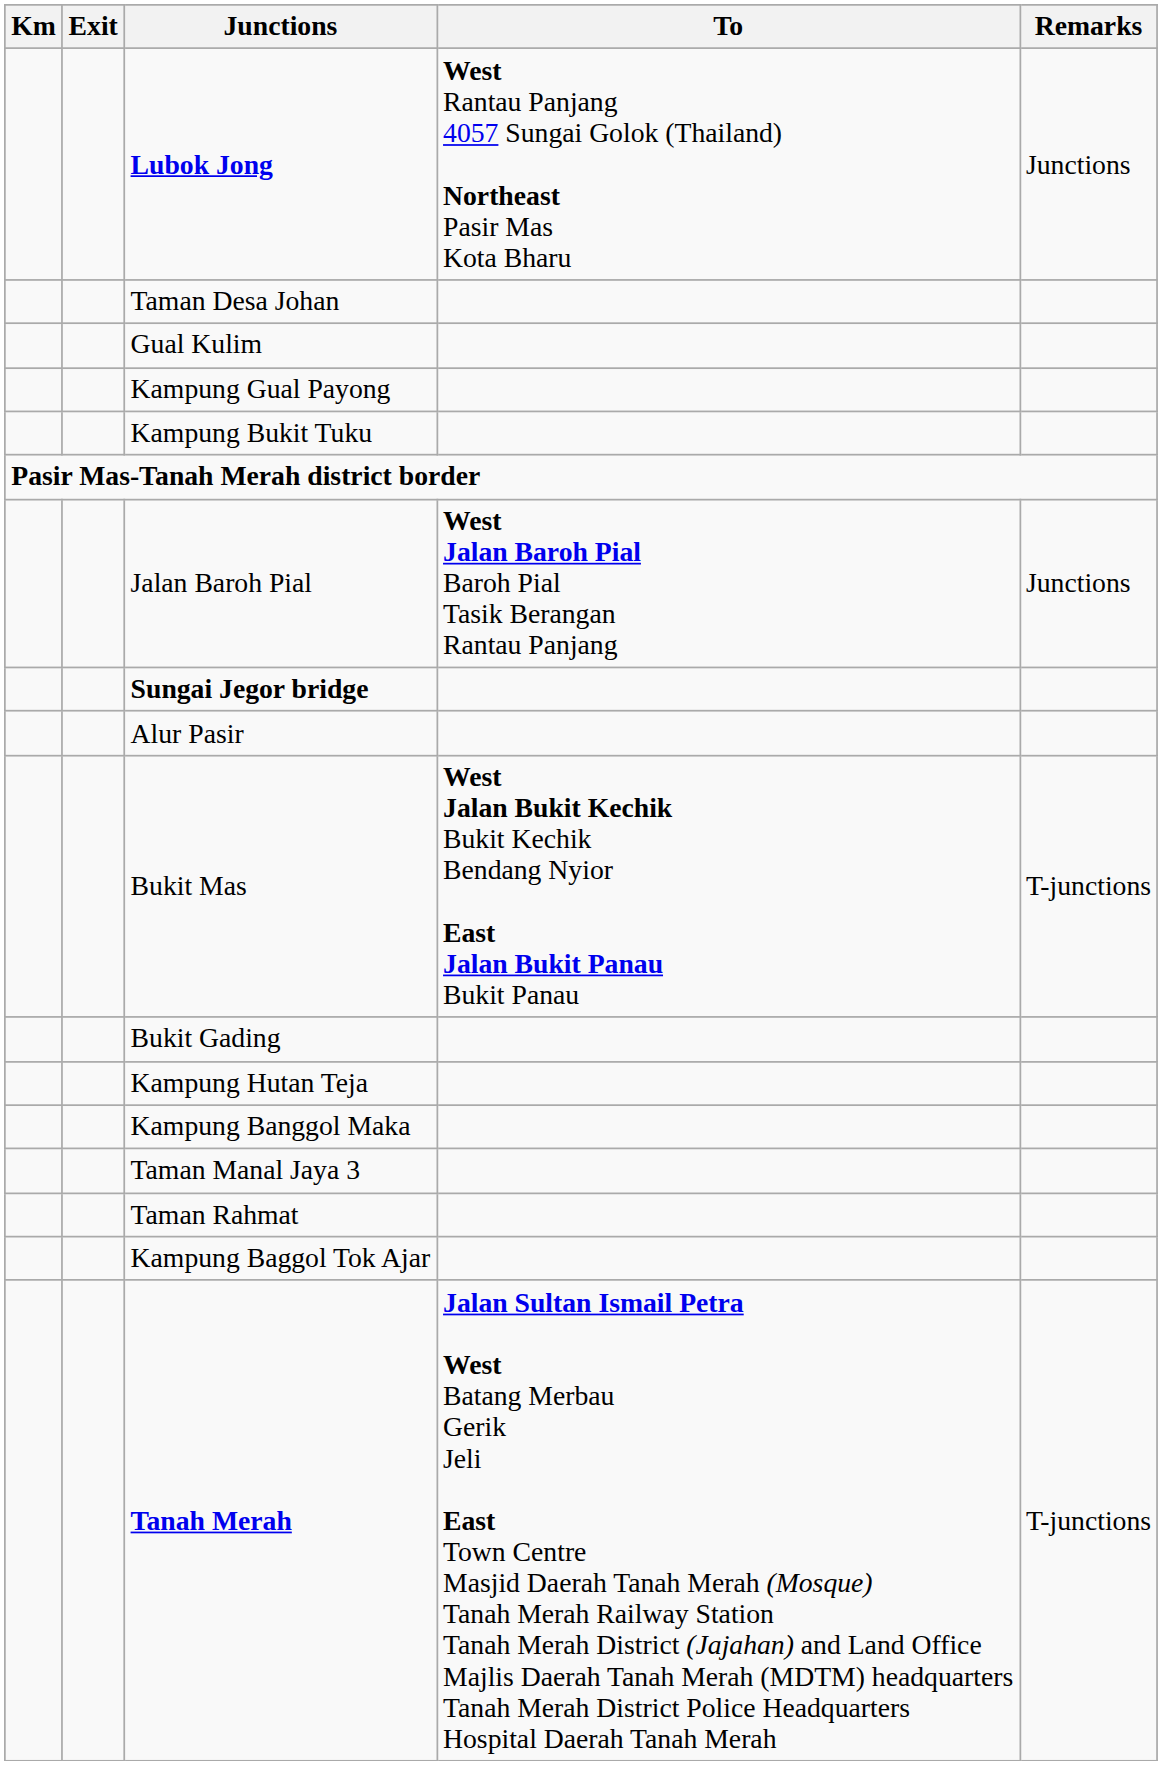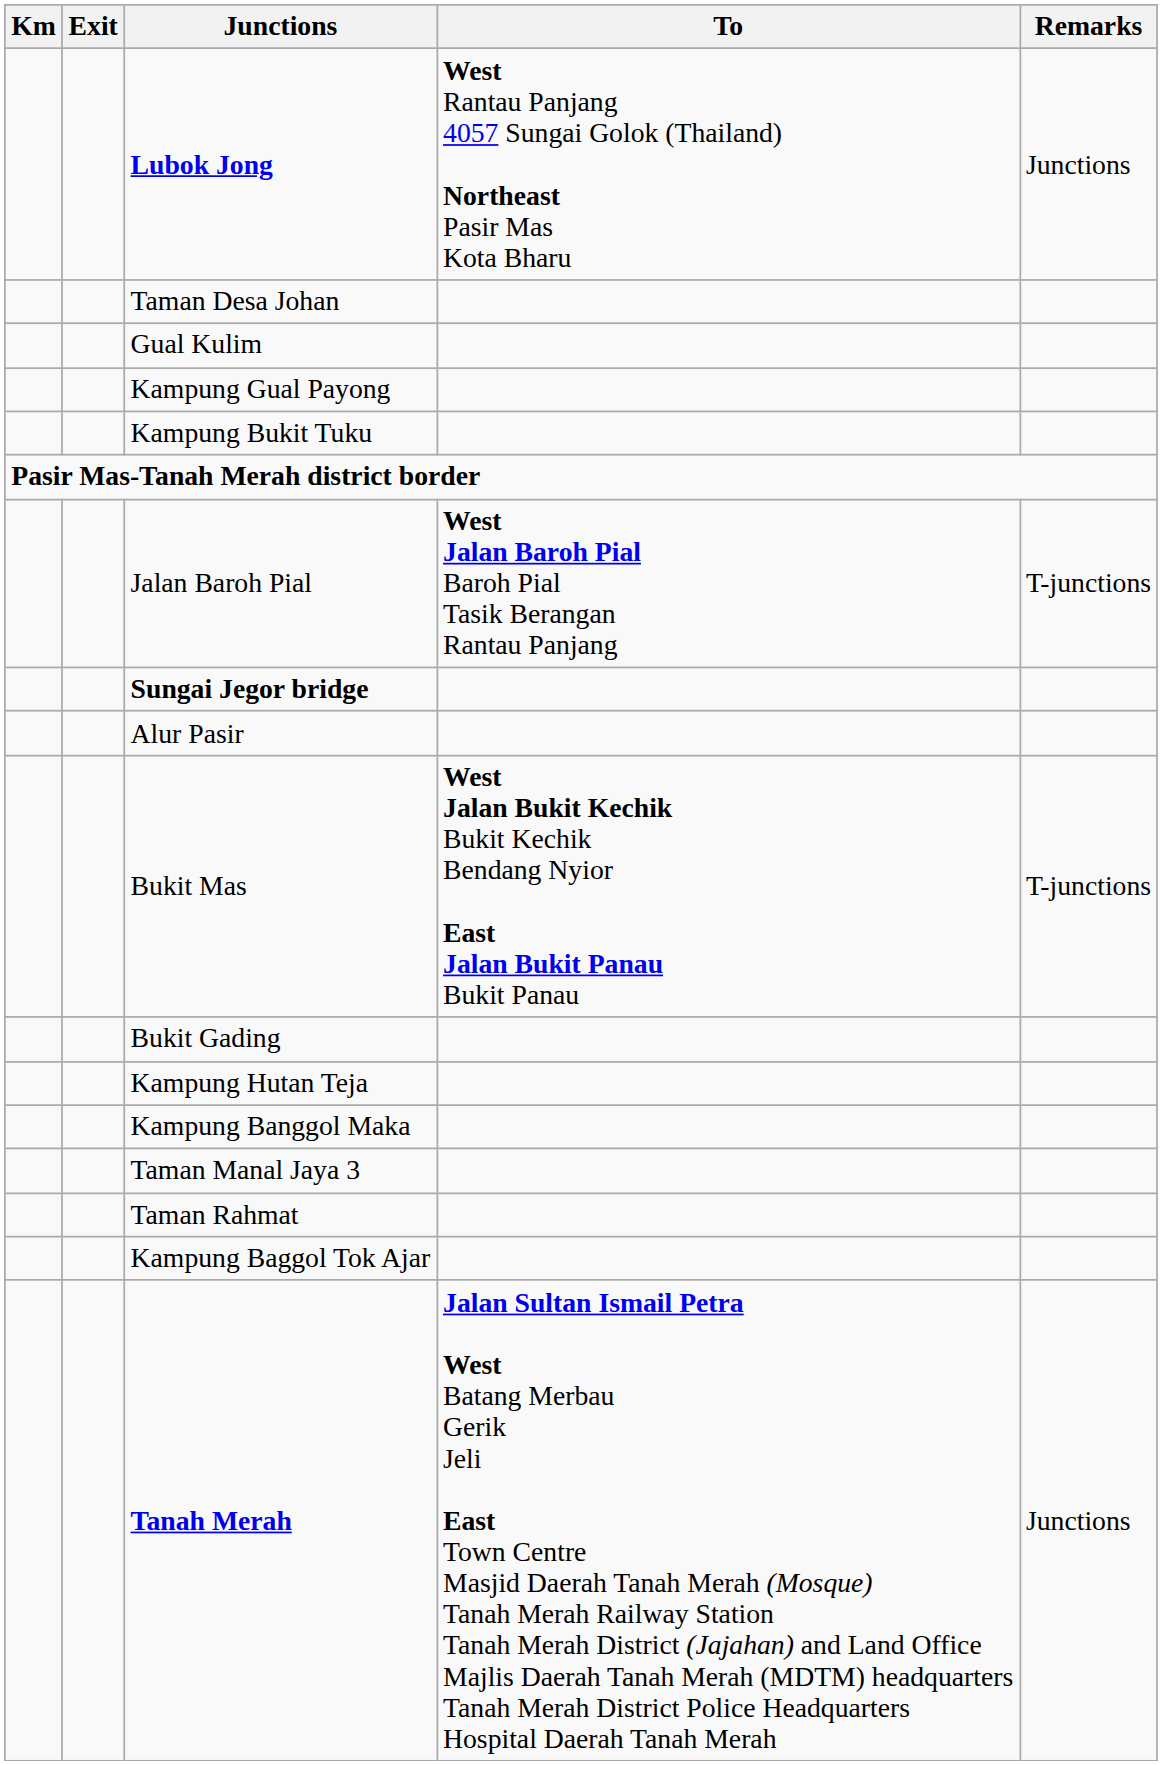(1078, 582) Junctions -> (1089, 582) T-junctions
(1089, 1520) T-junctions -> (1078, 1520) Junctions
